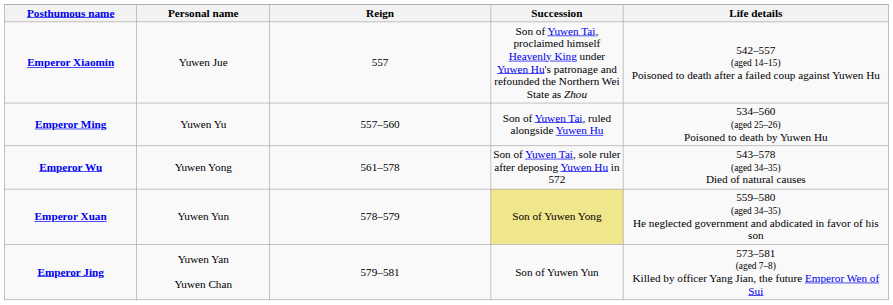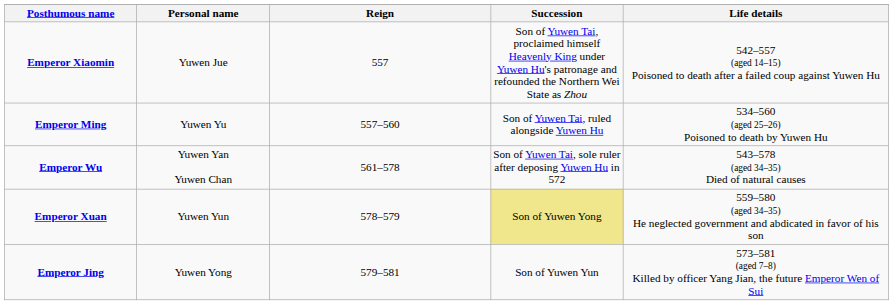(203, 167) Yuwen Yong -> (203, 167) Yuwen Yan Yuwen Chan
(203, 272) Yuwen Yan Yuwen Chan -> (203, 272) Yuwen Yong
